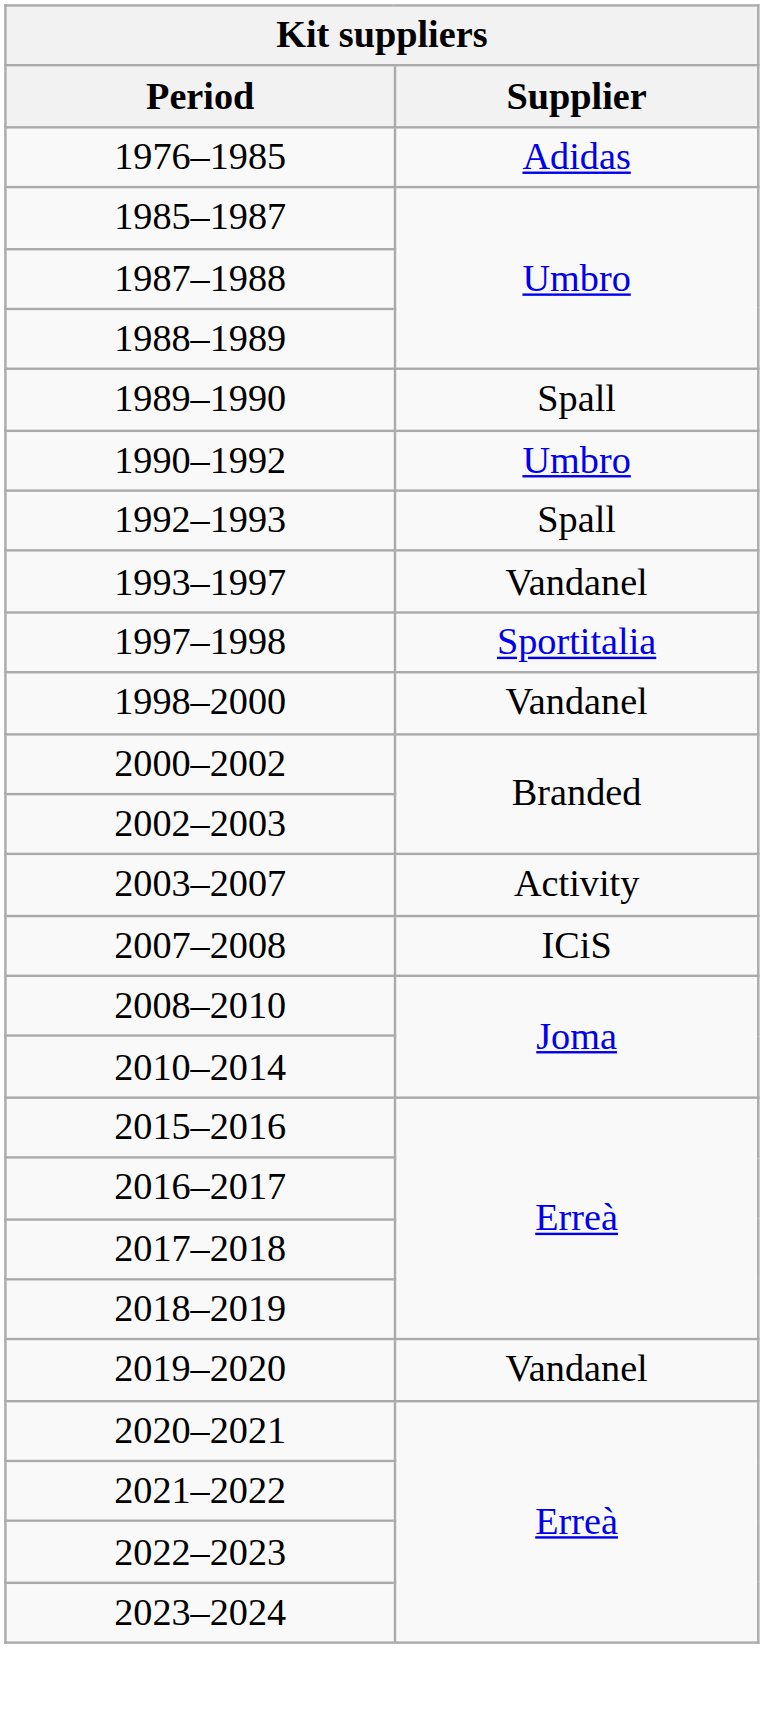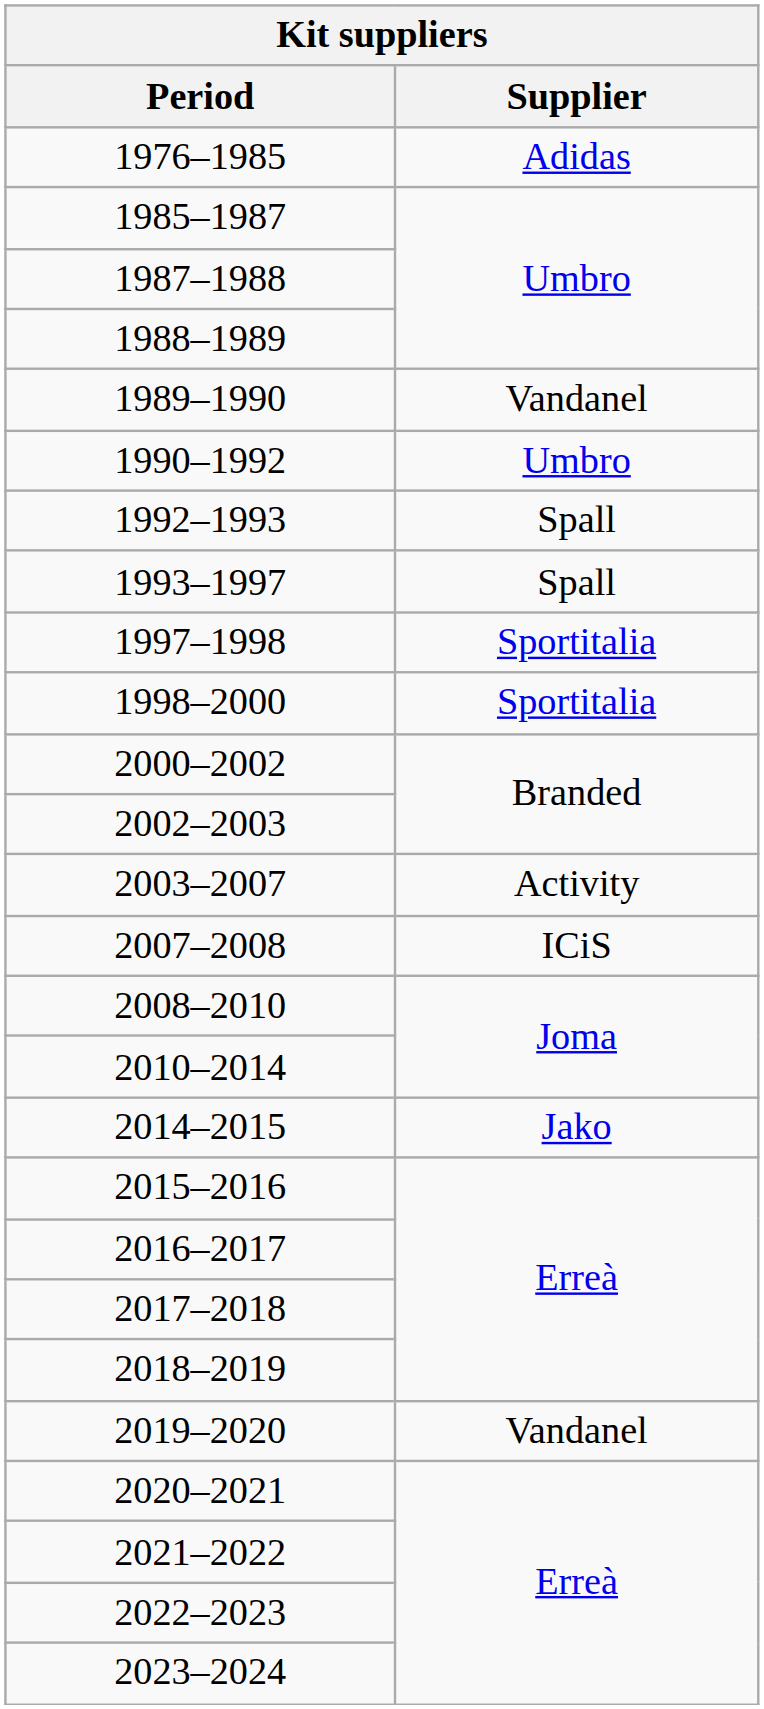(577, 398) Spall -> (577, 398) Vandanel
(577, 580) Vandanel -> (577, 580) Spall
(577, 702) Vandanel -> (577, 702) Sportitalia
+ row: (200, 1126)
